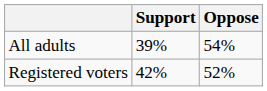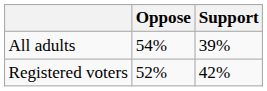columns swapped: (166, 18) <-> (231, 18)
